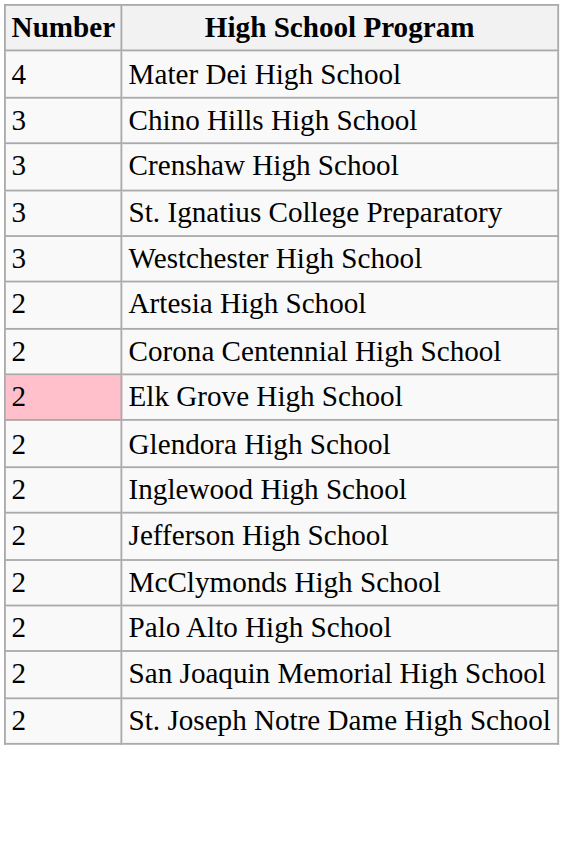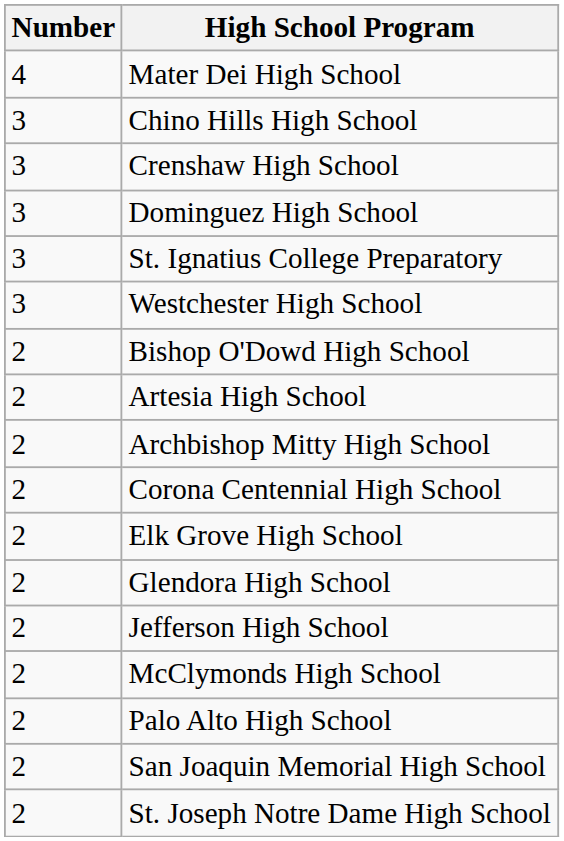+ row: (273, 212)
+ row: (299, 350)
+ row: (309, 443)
(19, 397) pink background -> (19, 535) no background
- row: (268, 489)
